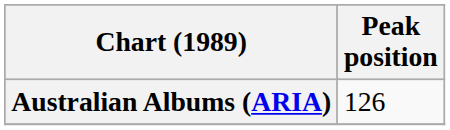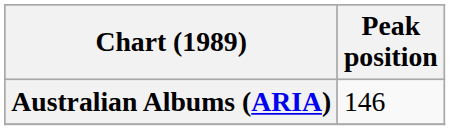(365, 101) 126 -> (365, 101) 146
